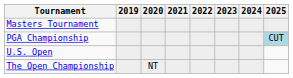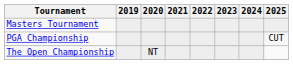(276, 39) lightblue background -> (276, 39) no background
- row: (29, 53)
